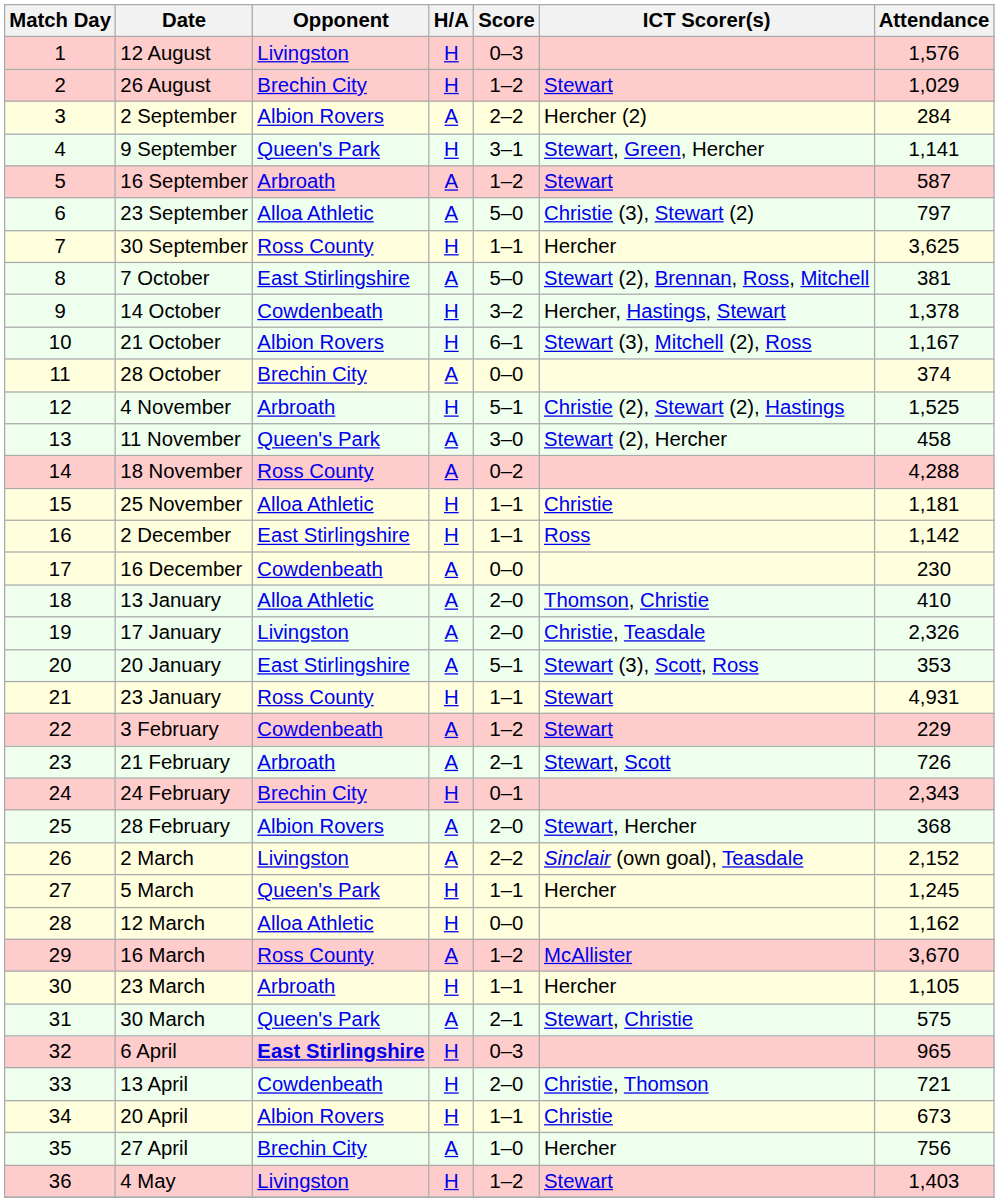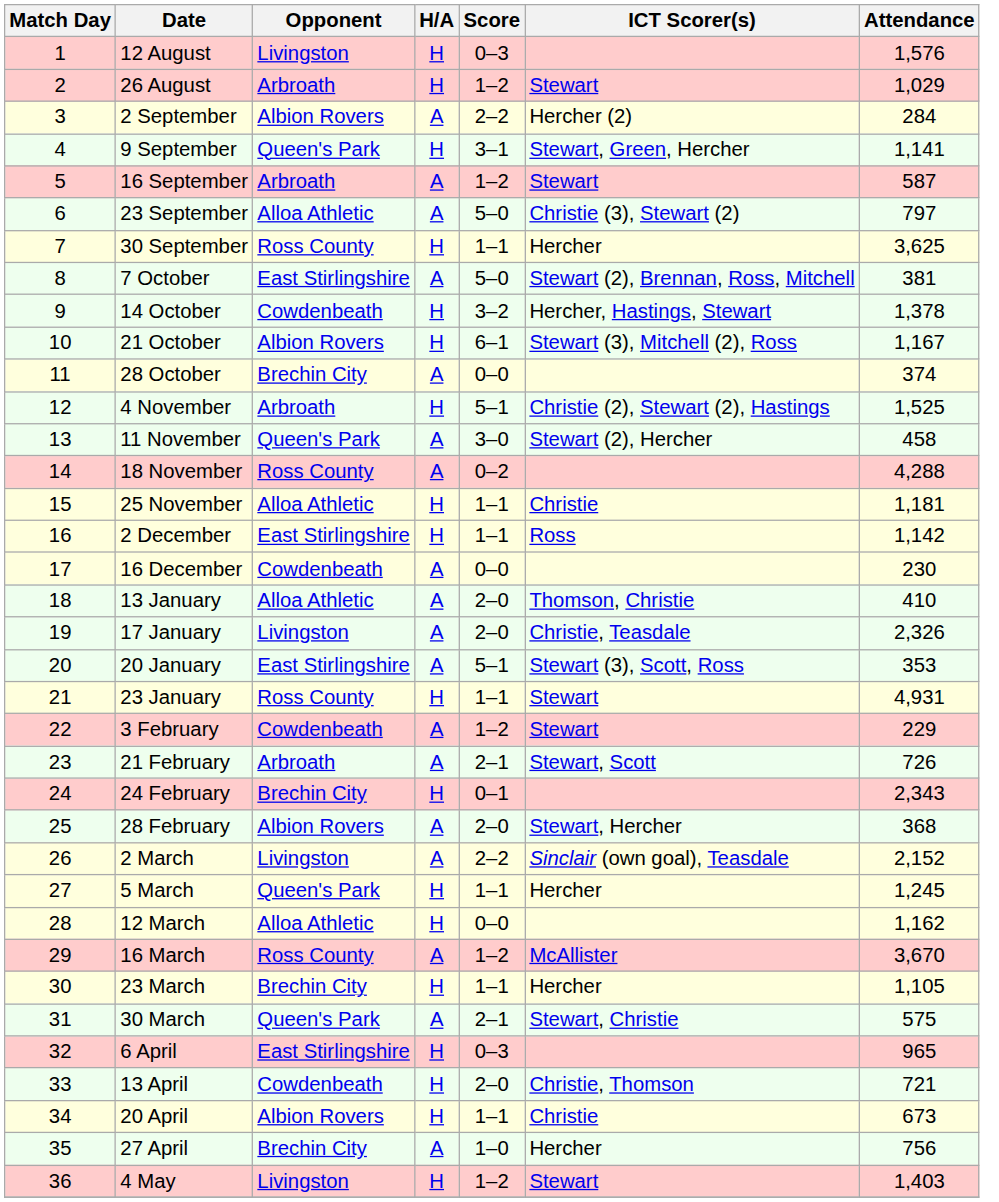(312, 85) Brechin City -> (296, 85) Arbroath
(296, 987) Arbroath -> (312, 987) Brechin City
(341, 1051) bold -> (334, 1051) normal
